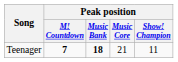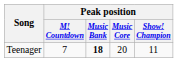(65, 50) bold -> (65, 50) normal
(122, 50) 21 -> (122, 50) 20
